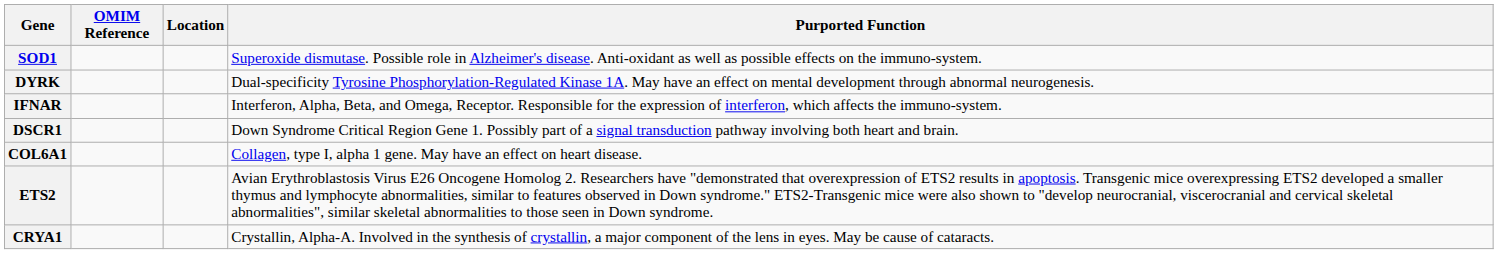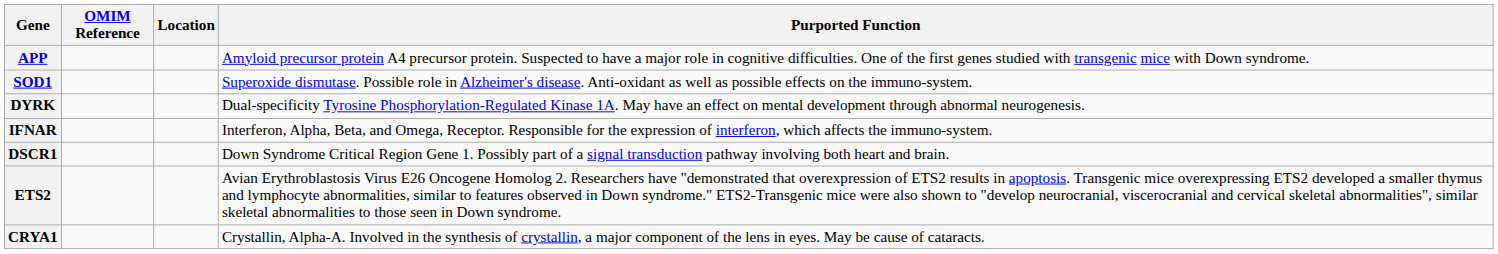+ row: (33, 57)
- row: (38, 154)
